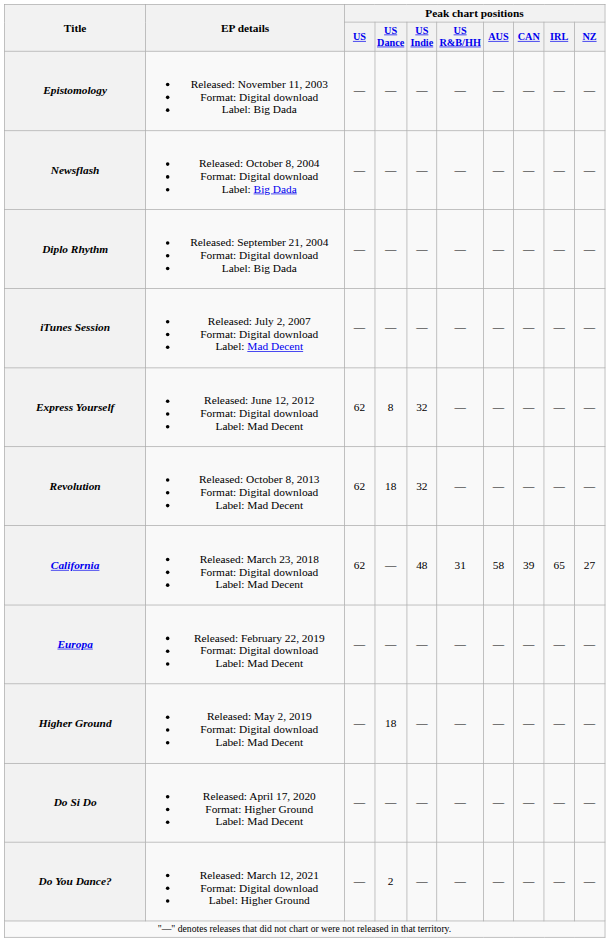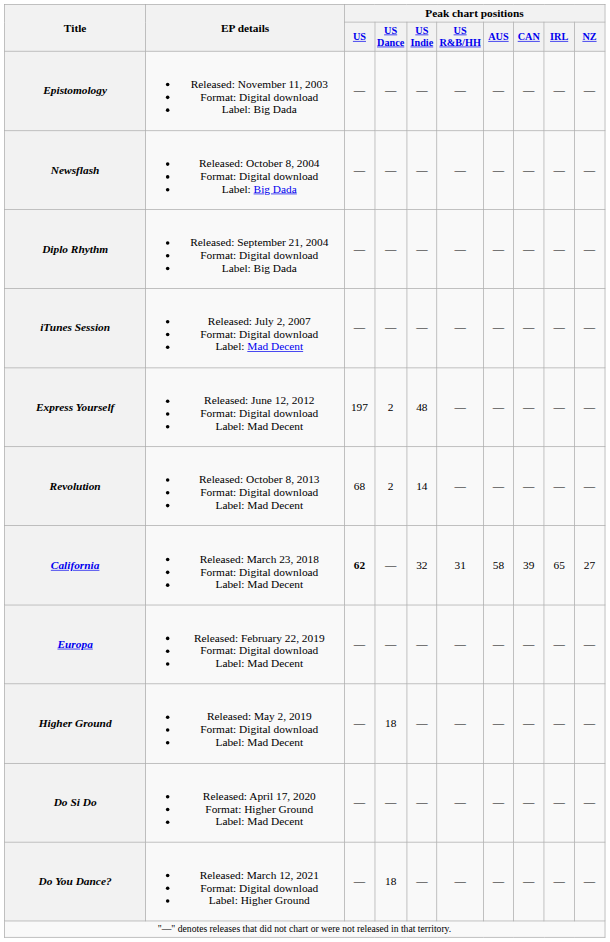(359, 407) 62 -> (359, 407) 197
(391, 407) 8 -> (391, 407) 2
(422, 407) 32 -> (422, 407) 48
(359, 486) 62 -> (359, 486) 68
(391, 486) 18 -> (391, 486) 2
(422, 486) 32 -> (422, 486) 14
(359, 565) normal -> (359, 565) bold
(422, 565) 48 -> (422, 565) 32
(391, 881) 2 -> (391, 881) 18
